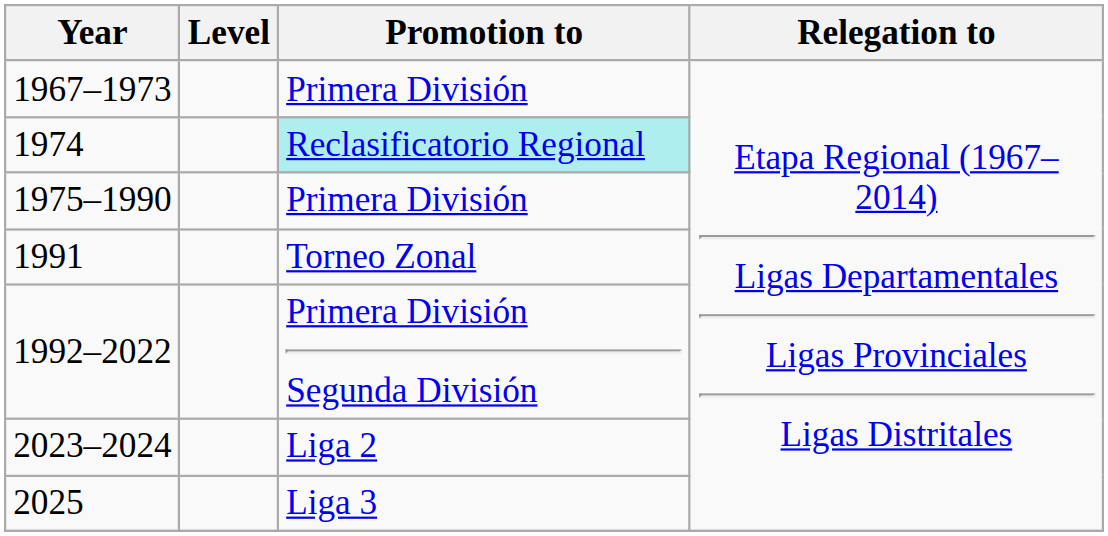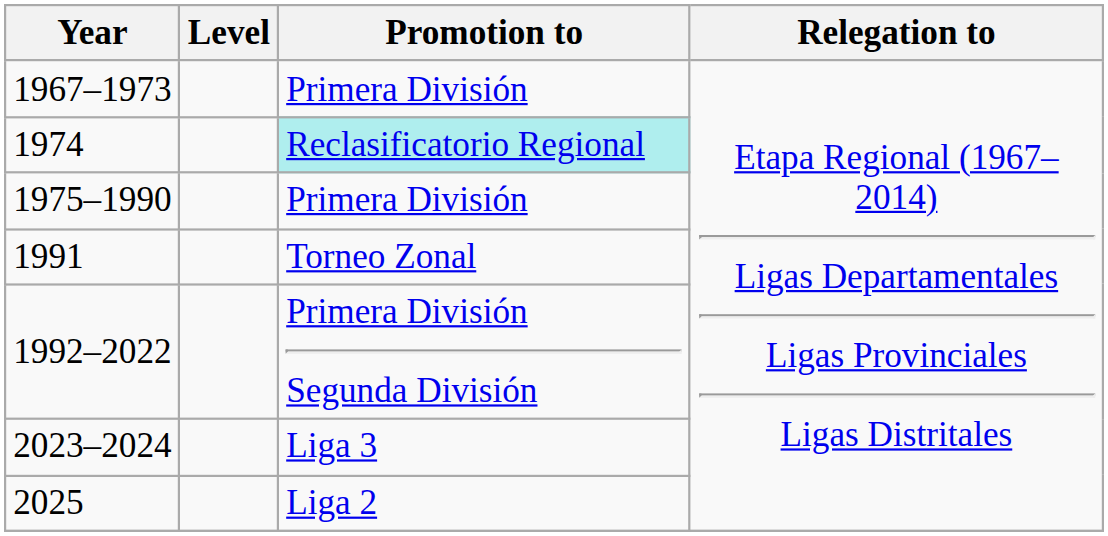(332, 446) Liga 2 -> (332, 446) Liga 3
(332, 502) Liga 3 -> (332, 502) Liga 2
